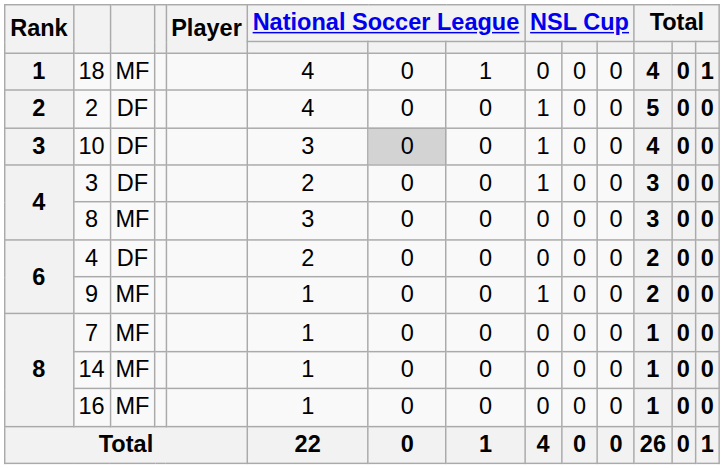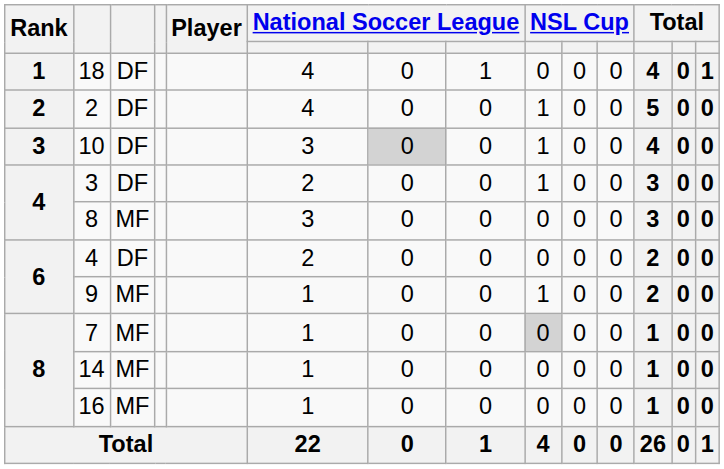(132, 71) MF -> (132, 71) DF
(543, 332) no background -> (543, 332) lightgrey background
